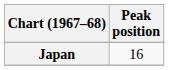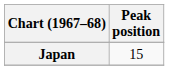(136, 53) 16 -> (136, 53) 15
